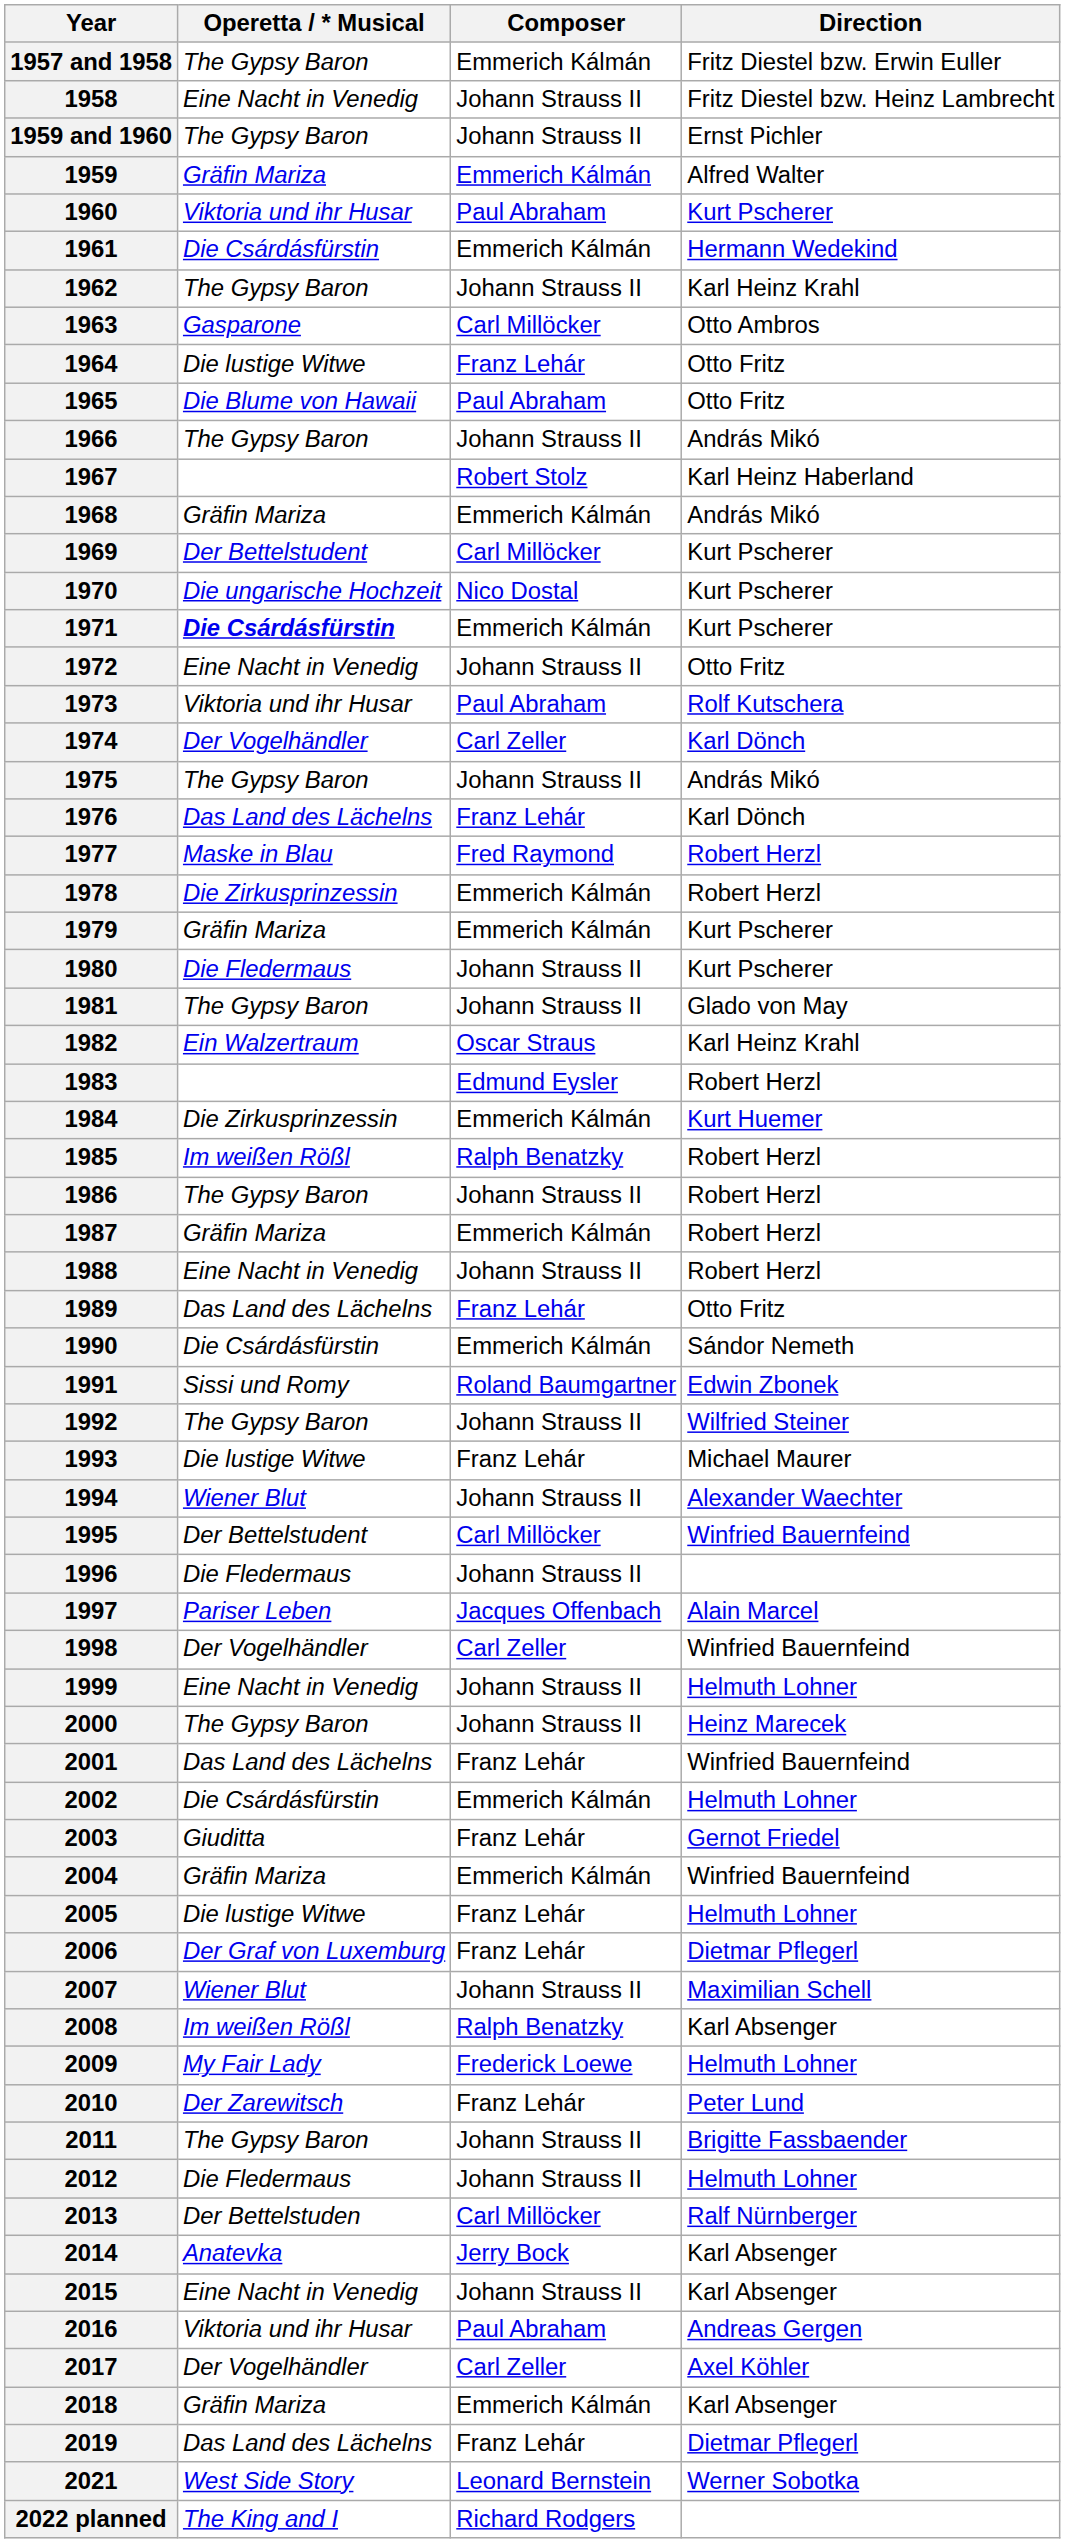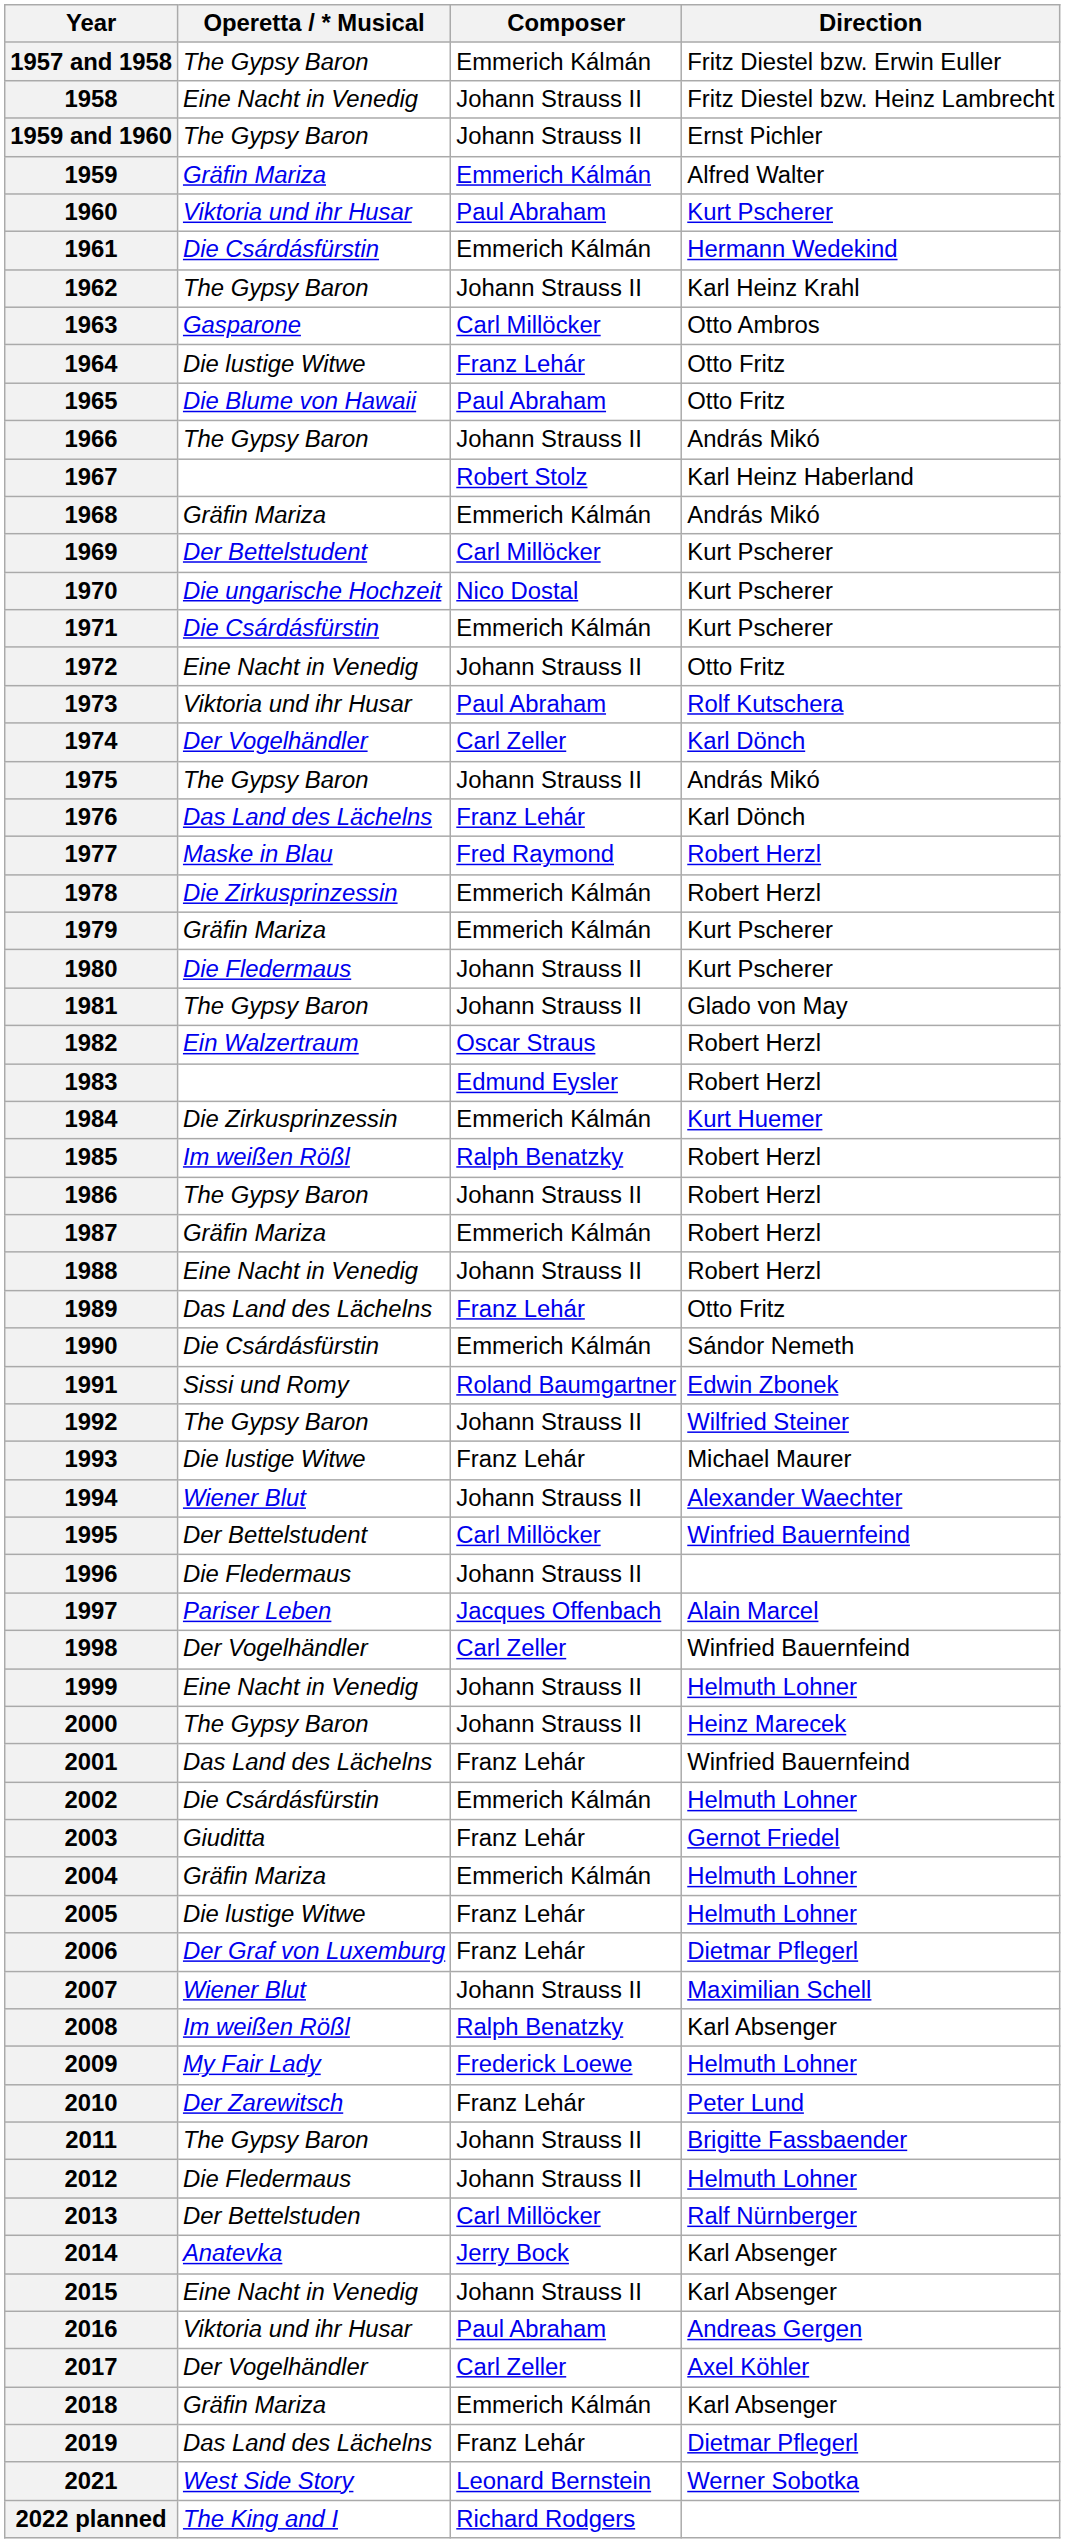(289, 628) bold -> (281, 628) normal
(773, 1044) Karl Heinz Krahl -> (754, 1044) Robert Herzl
(799, 1876) Winfried Bauernfeind -> (772, 1876) Helmuth Lohner
